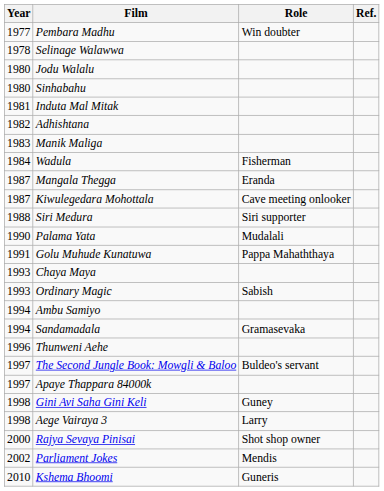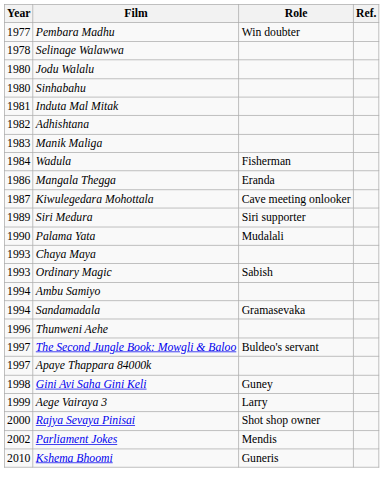(19, 180) 1987 -> (19, 180) 1986
(19, 217) 1988 -> (19, 217) 1989
- row: (94, 254)
(19, 421) 1998 -> (19, 402) 1999
